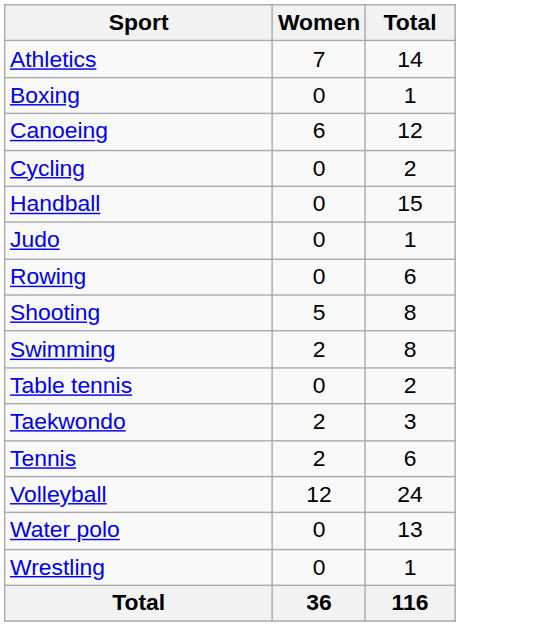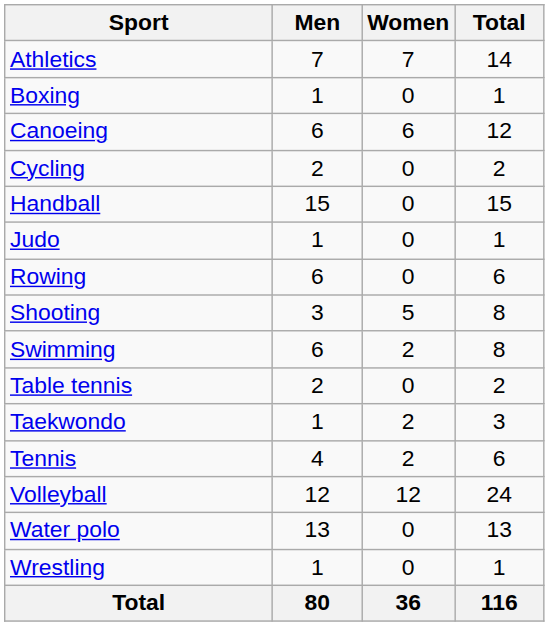+ column: (317, 22)
